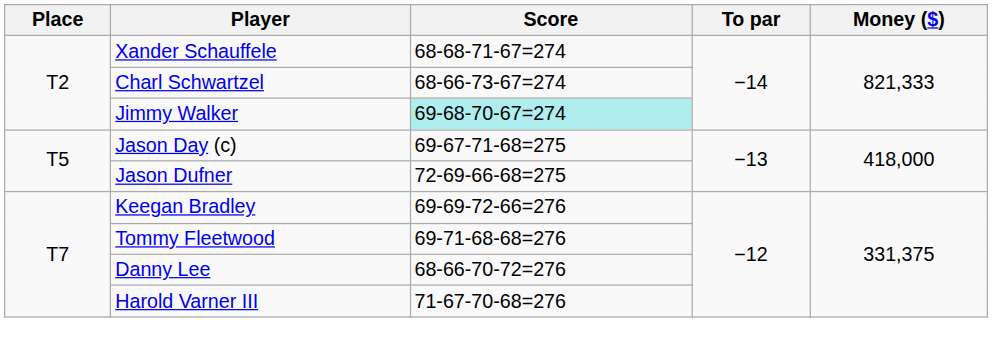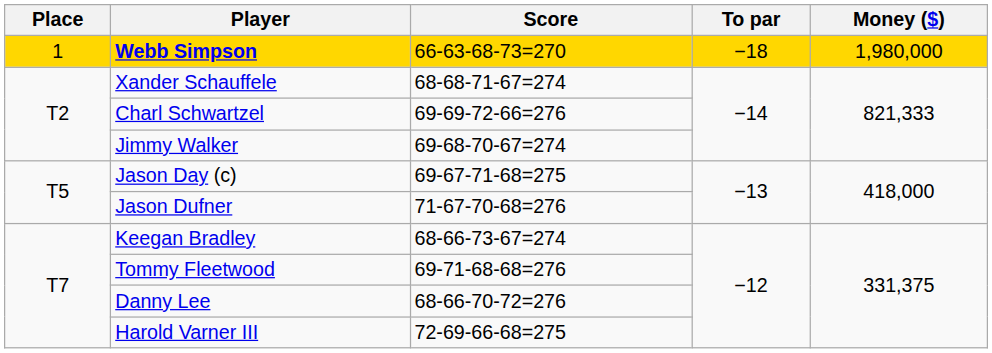+ row: (186, 51)
(490, 82) 68-66-73-67=274 -> (490, 113) 69-69-72-66=276
(490, 113) paleturquoise background -> (490, 144) no background
(490, 176) 72-69-66-68=275 -> (490, 207) 71-67-70-68=276
(490, 207) 69-69-72-66=276 -> (490, 238) 68-66-73-67=274
(490, 301) 71-67-70-68=276 -> (490, 332) 72-69-66-68=275
